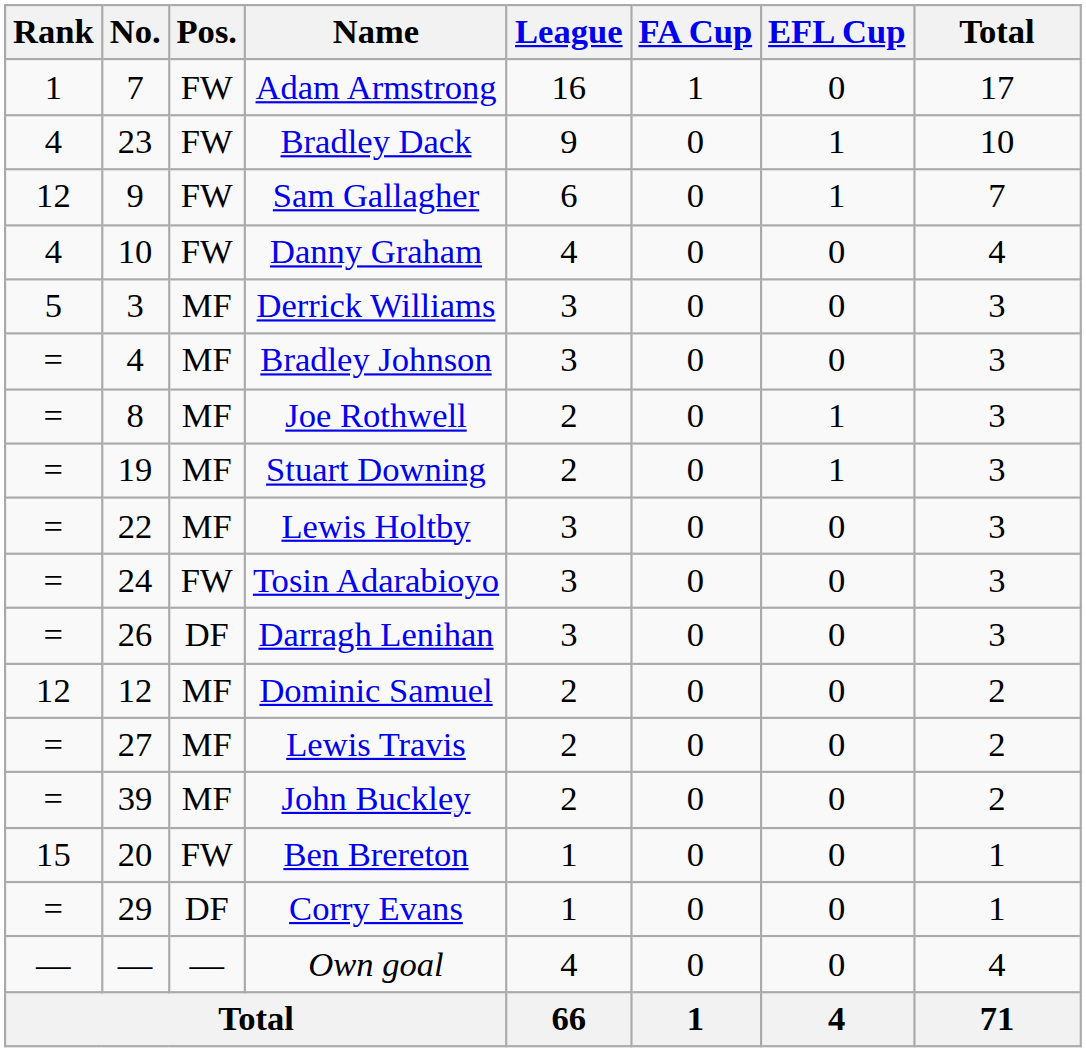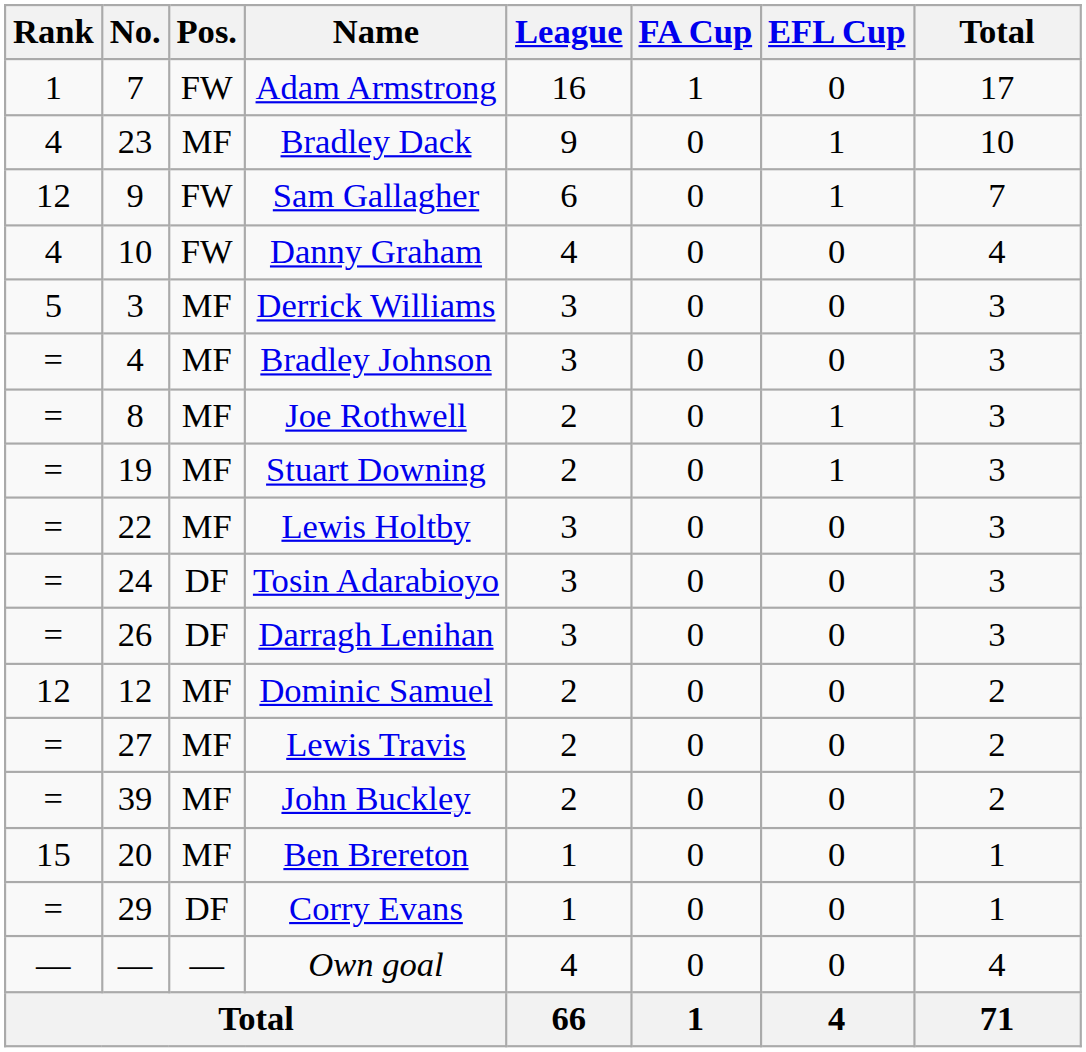(207, 141) FW -> (207, 141) MF
(207, 580) FW -> (207, 580) DF
(207, 854) FW -> (207, 854) MF
